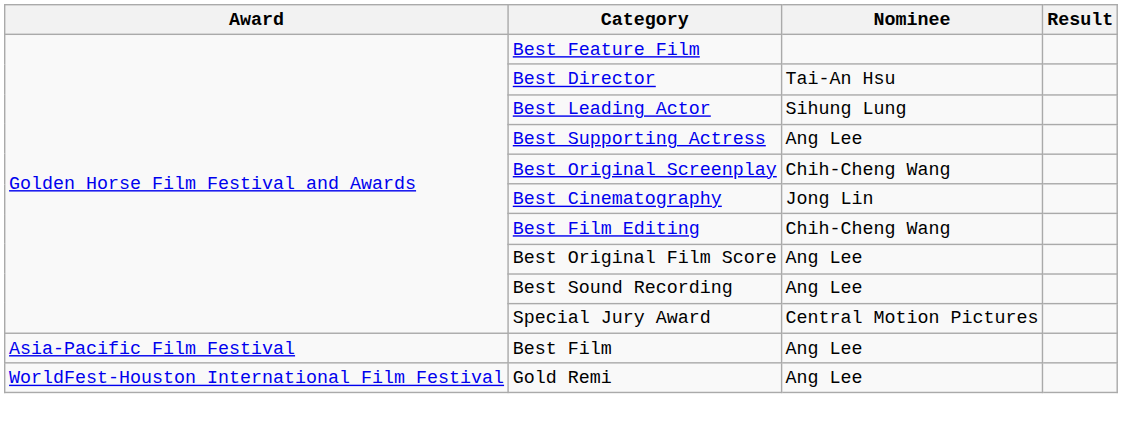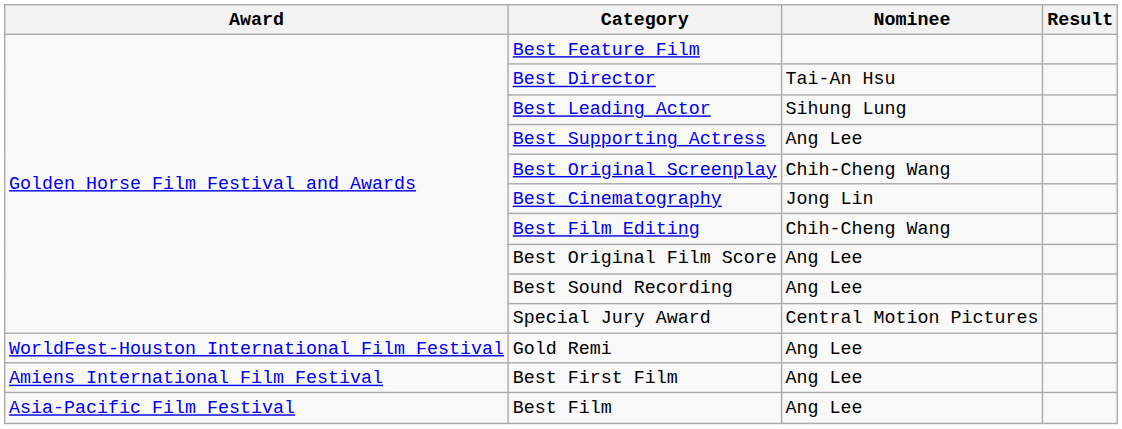rows swapped: (562, 348) <-> (562, 378)
+ row: (595, 378)
